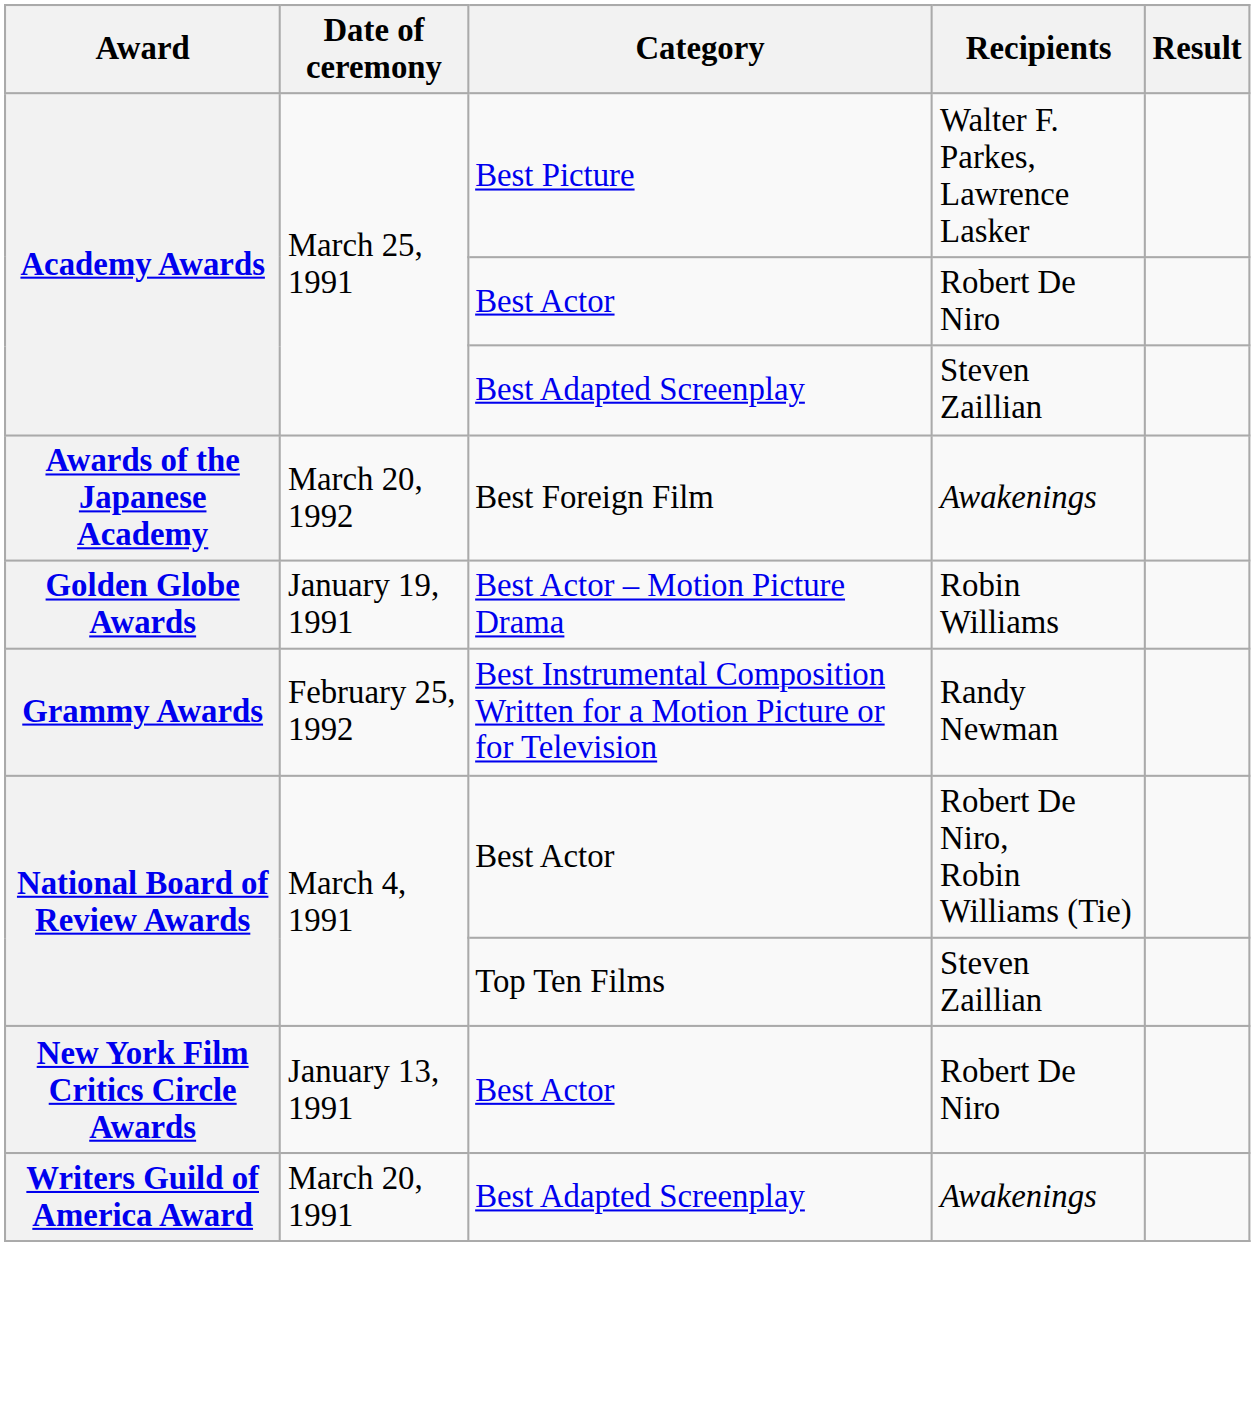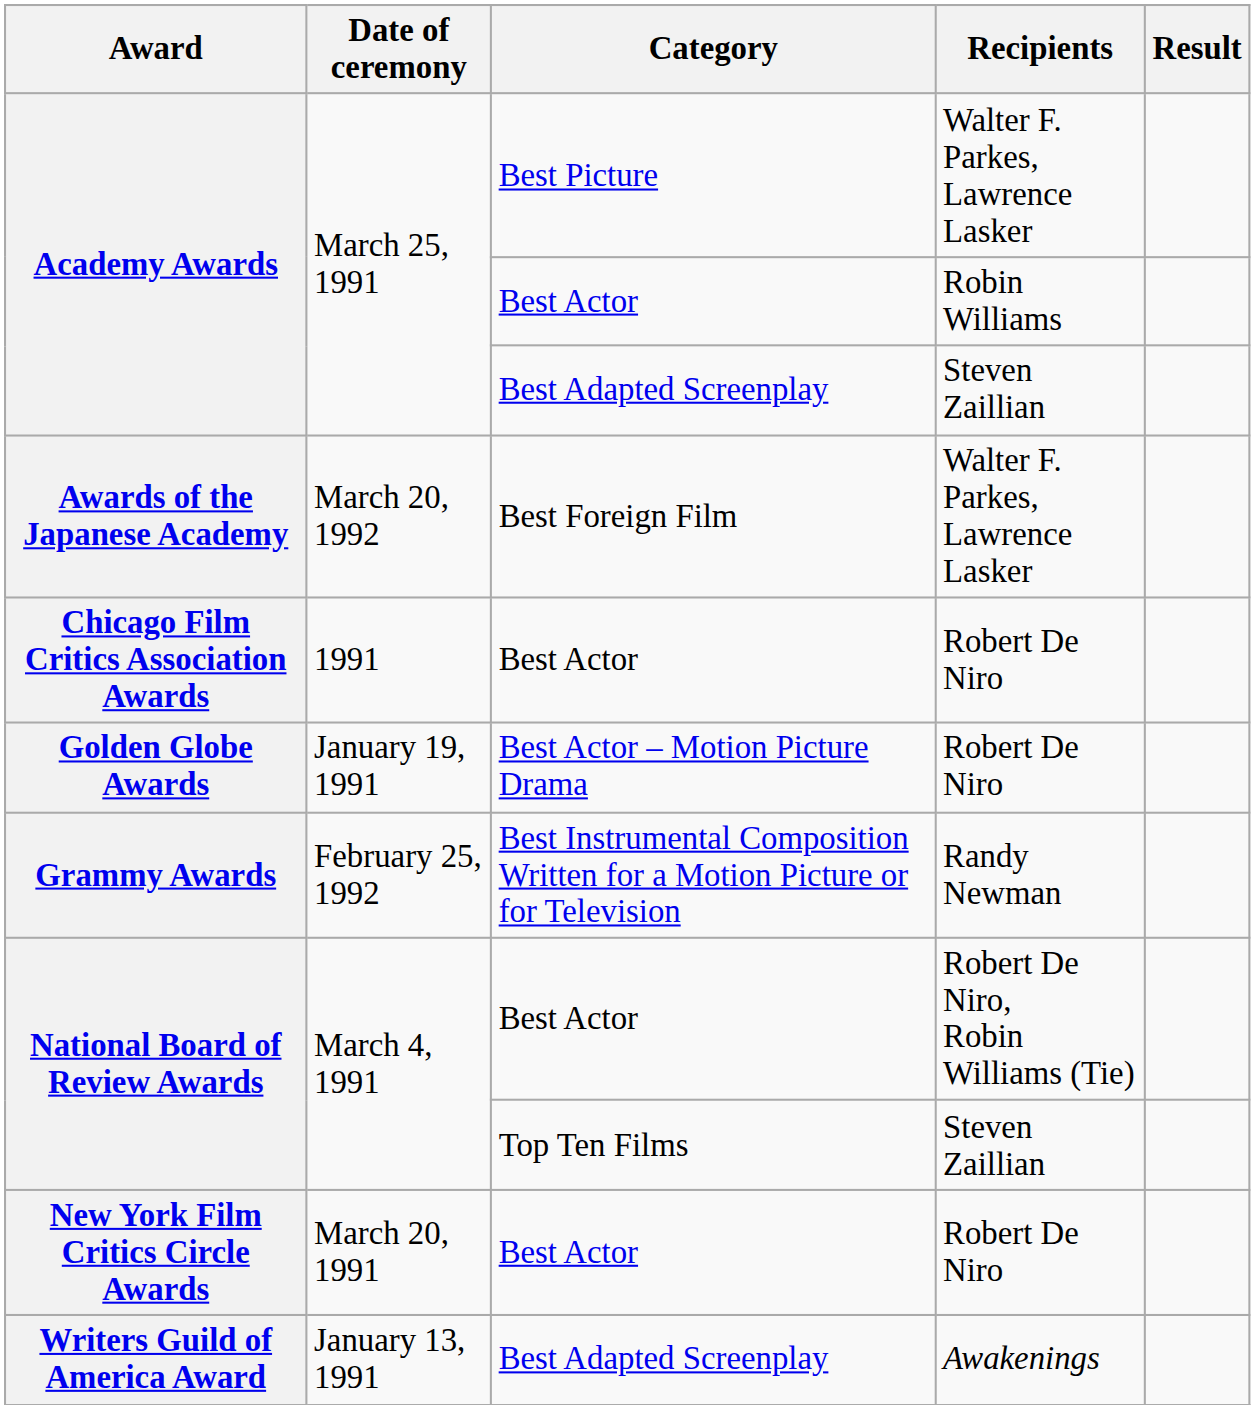(1008, 300) Robert De Niro -> (1003, 300) Robin Williams
(1018, 496) Awakenings -> (1008, 515) Walter F. Parkes, Lawrence Lasker
+ row: (156, 659)
(1000, 604) Robin Williams -> (1011, 766) Robert De Niro
(364, 1089) January 13, 1991 -> (381, 1251) March 20, 1991
(355, 1196) March 20, 1991 -> (390, 1359) January 13, 1991
